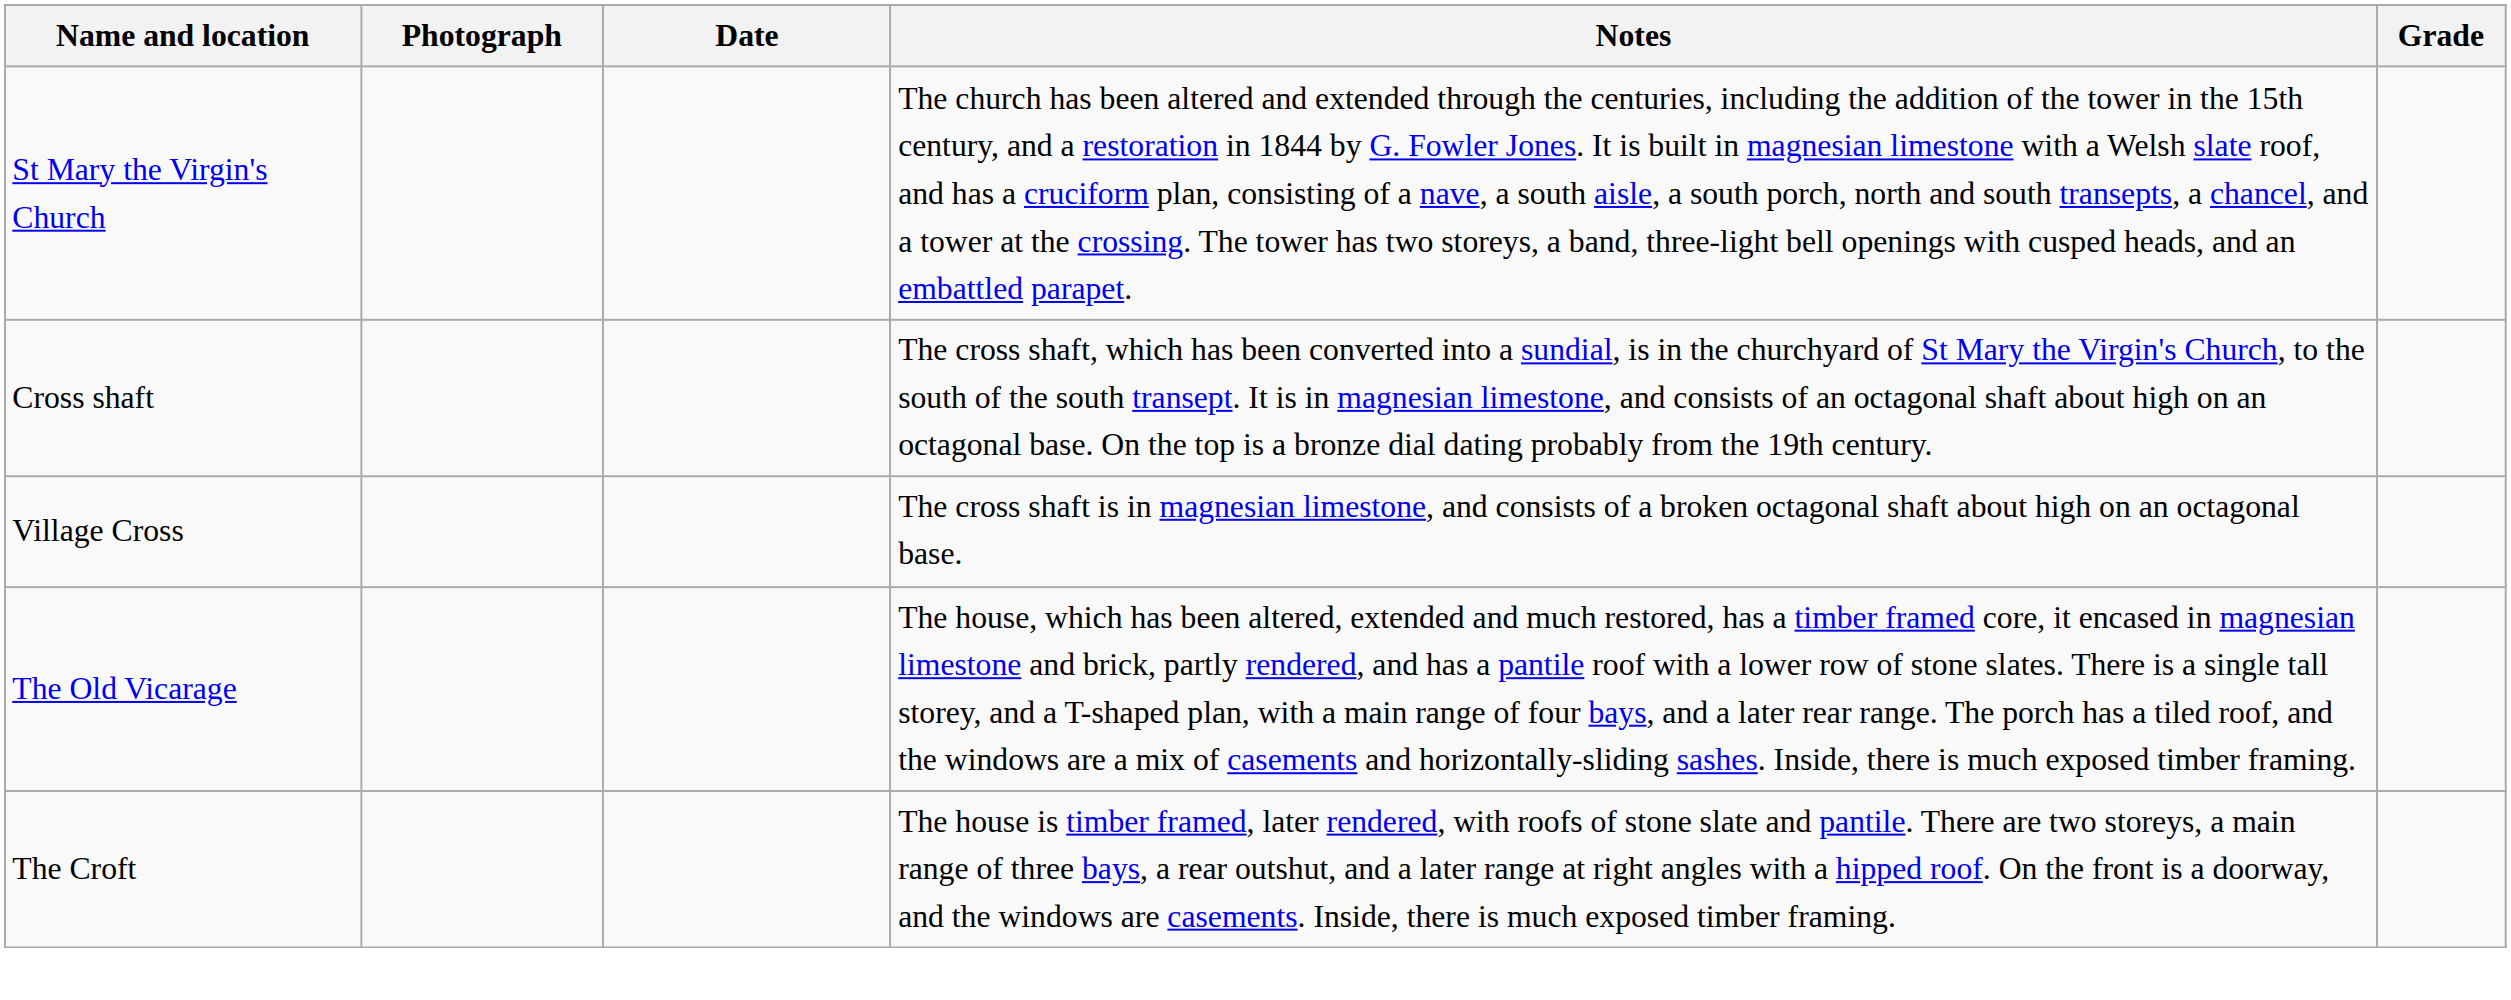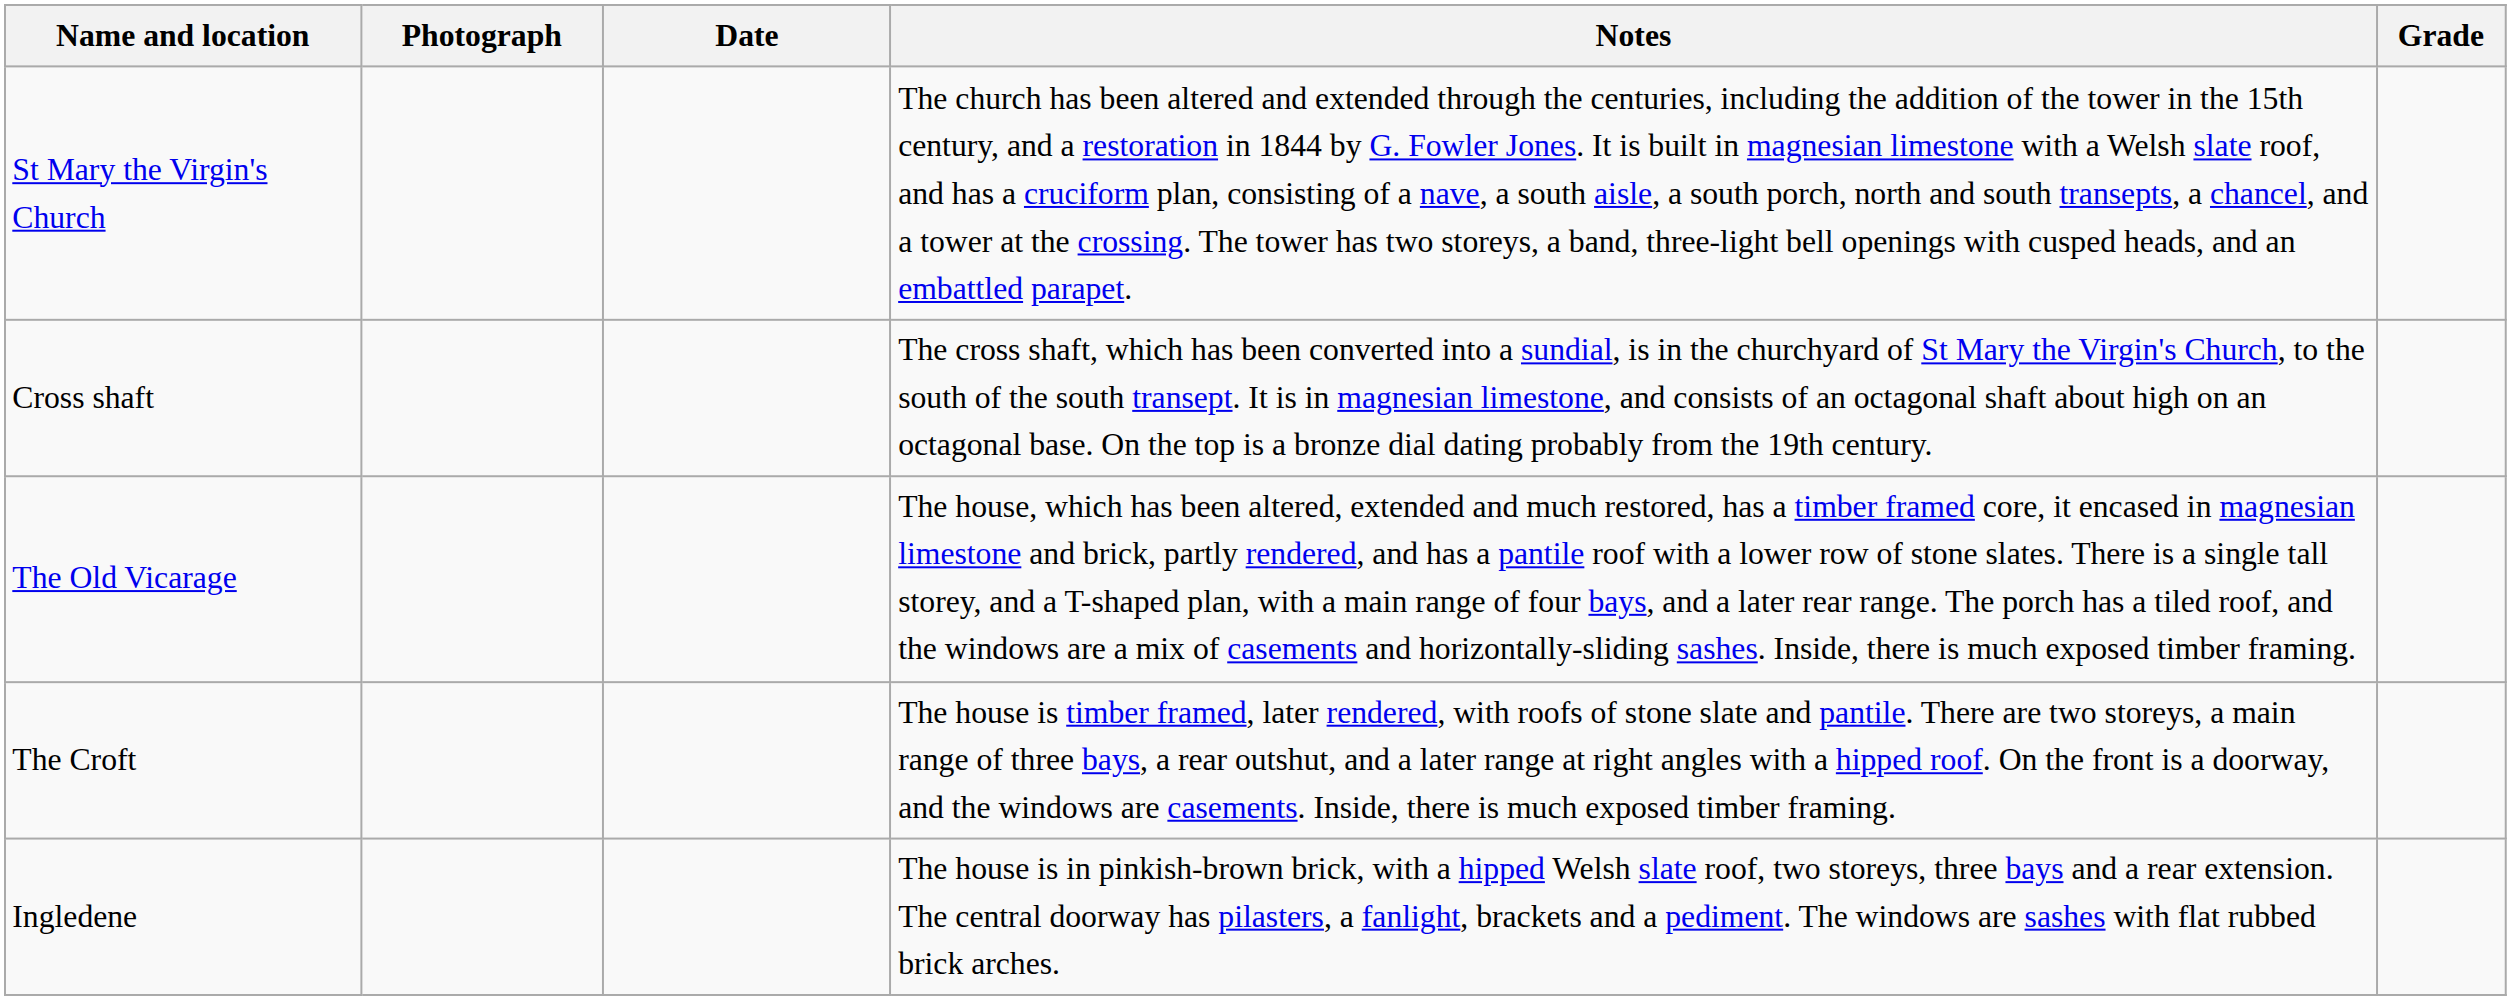- row: (98, 530)
+ row: (75, 916)
